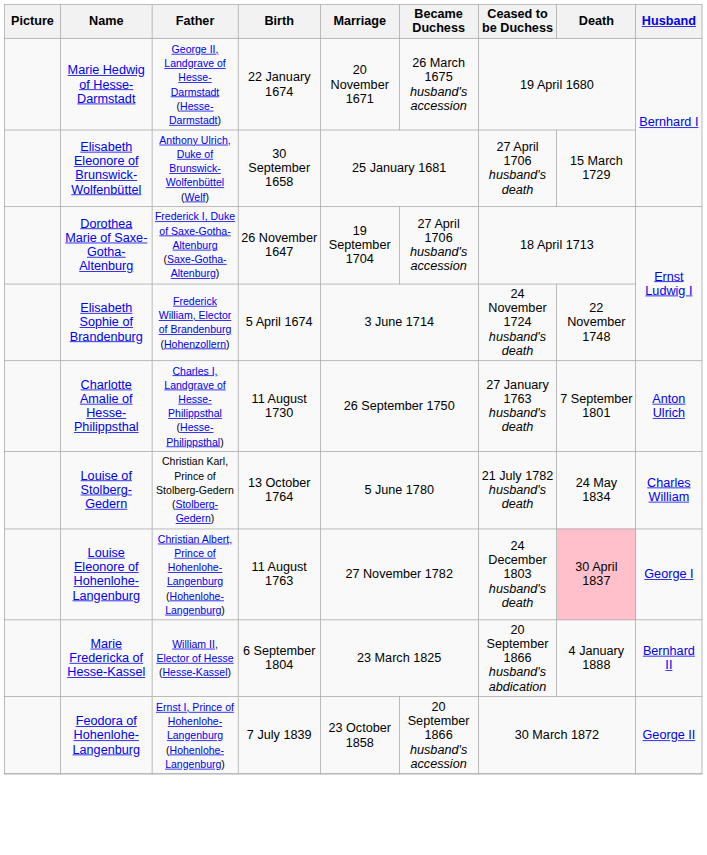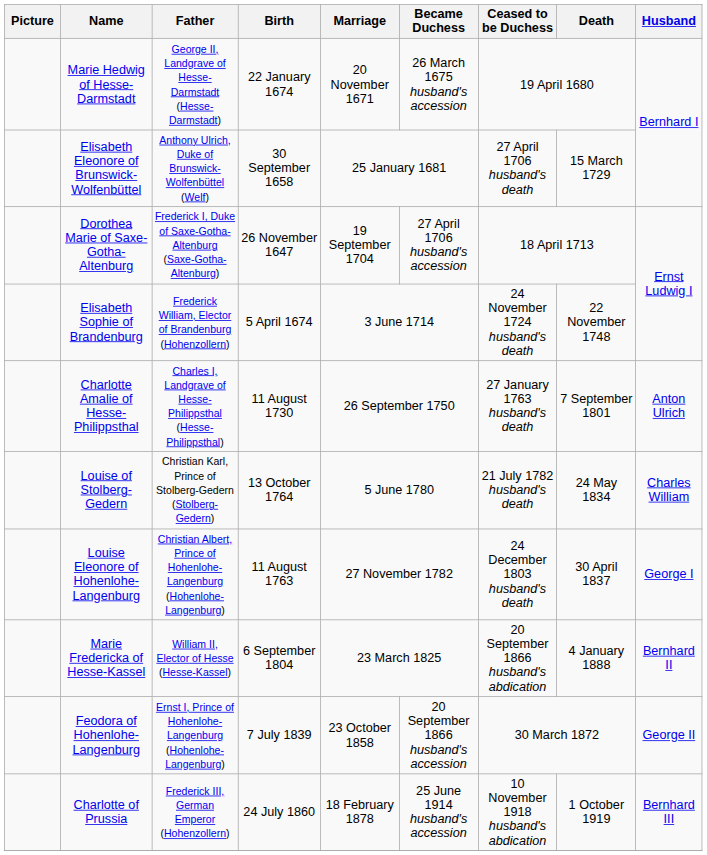(596, 574) pink background -> (596, 574) no background
+ row: (106, 812)
